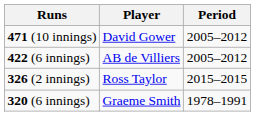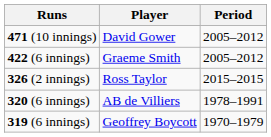(141, 57) AB de Villiers -> (142, 57) Graeme Smith
(142, 100) Graeme Smith -> (141, 100) AB de Villiers
+ row: (49, 121)
